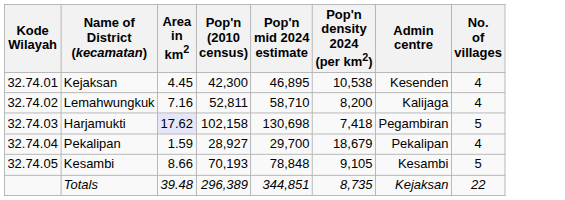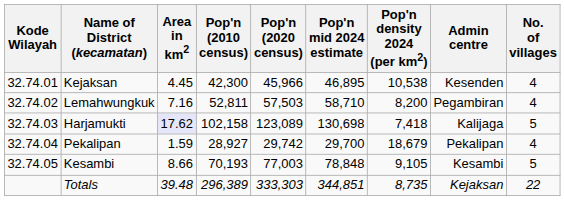+ column: (278, 38)
(425, 103) Kalijaga -> (468, 103) Pegambiran
(413, 123) Pegambiran -> (480, 123) Kalijaga
